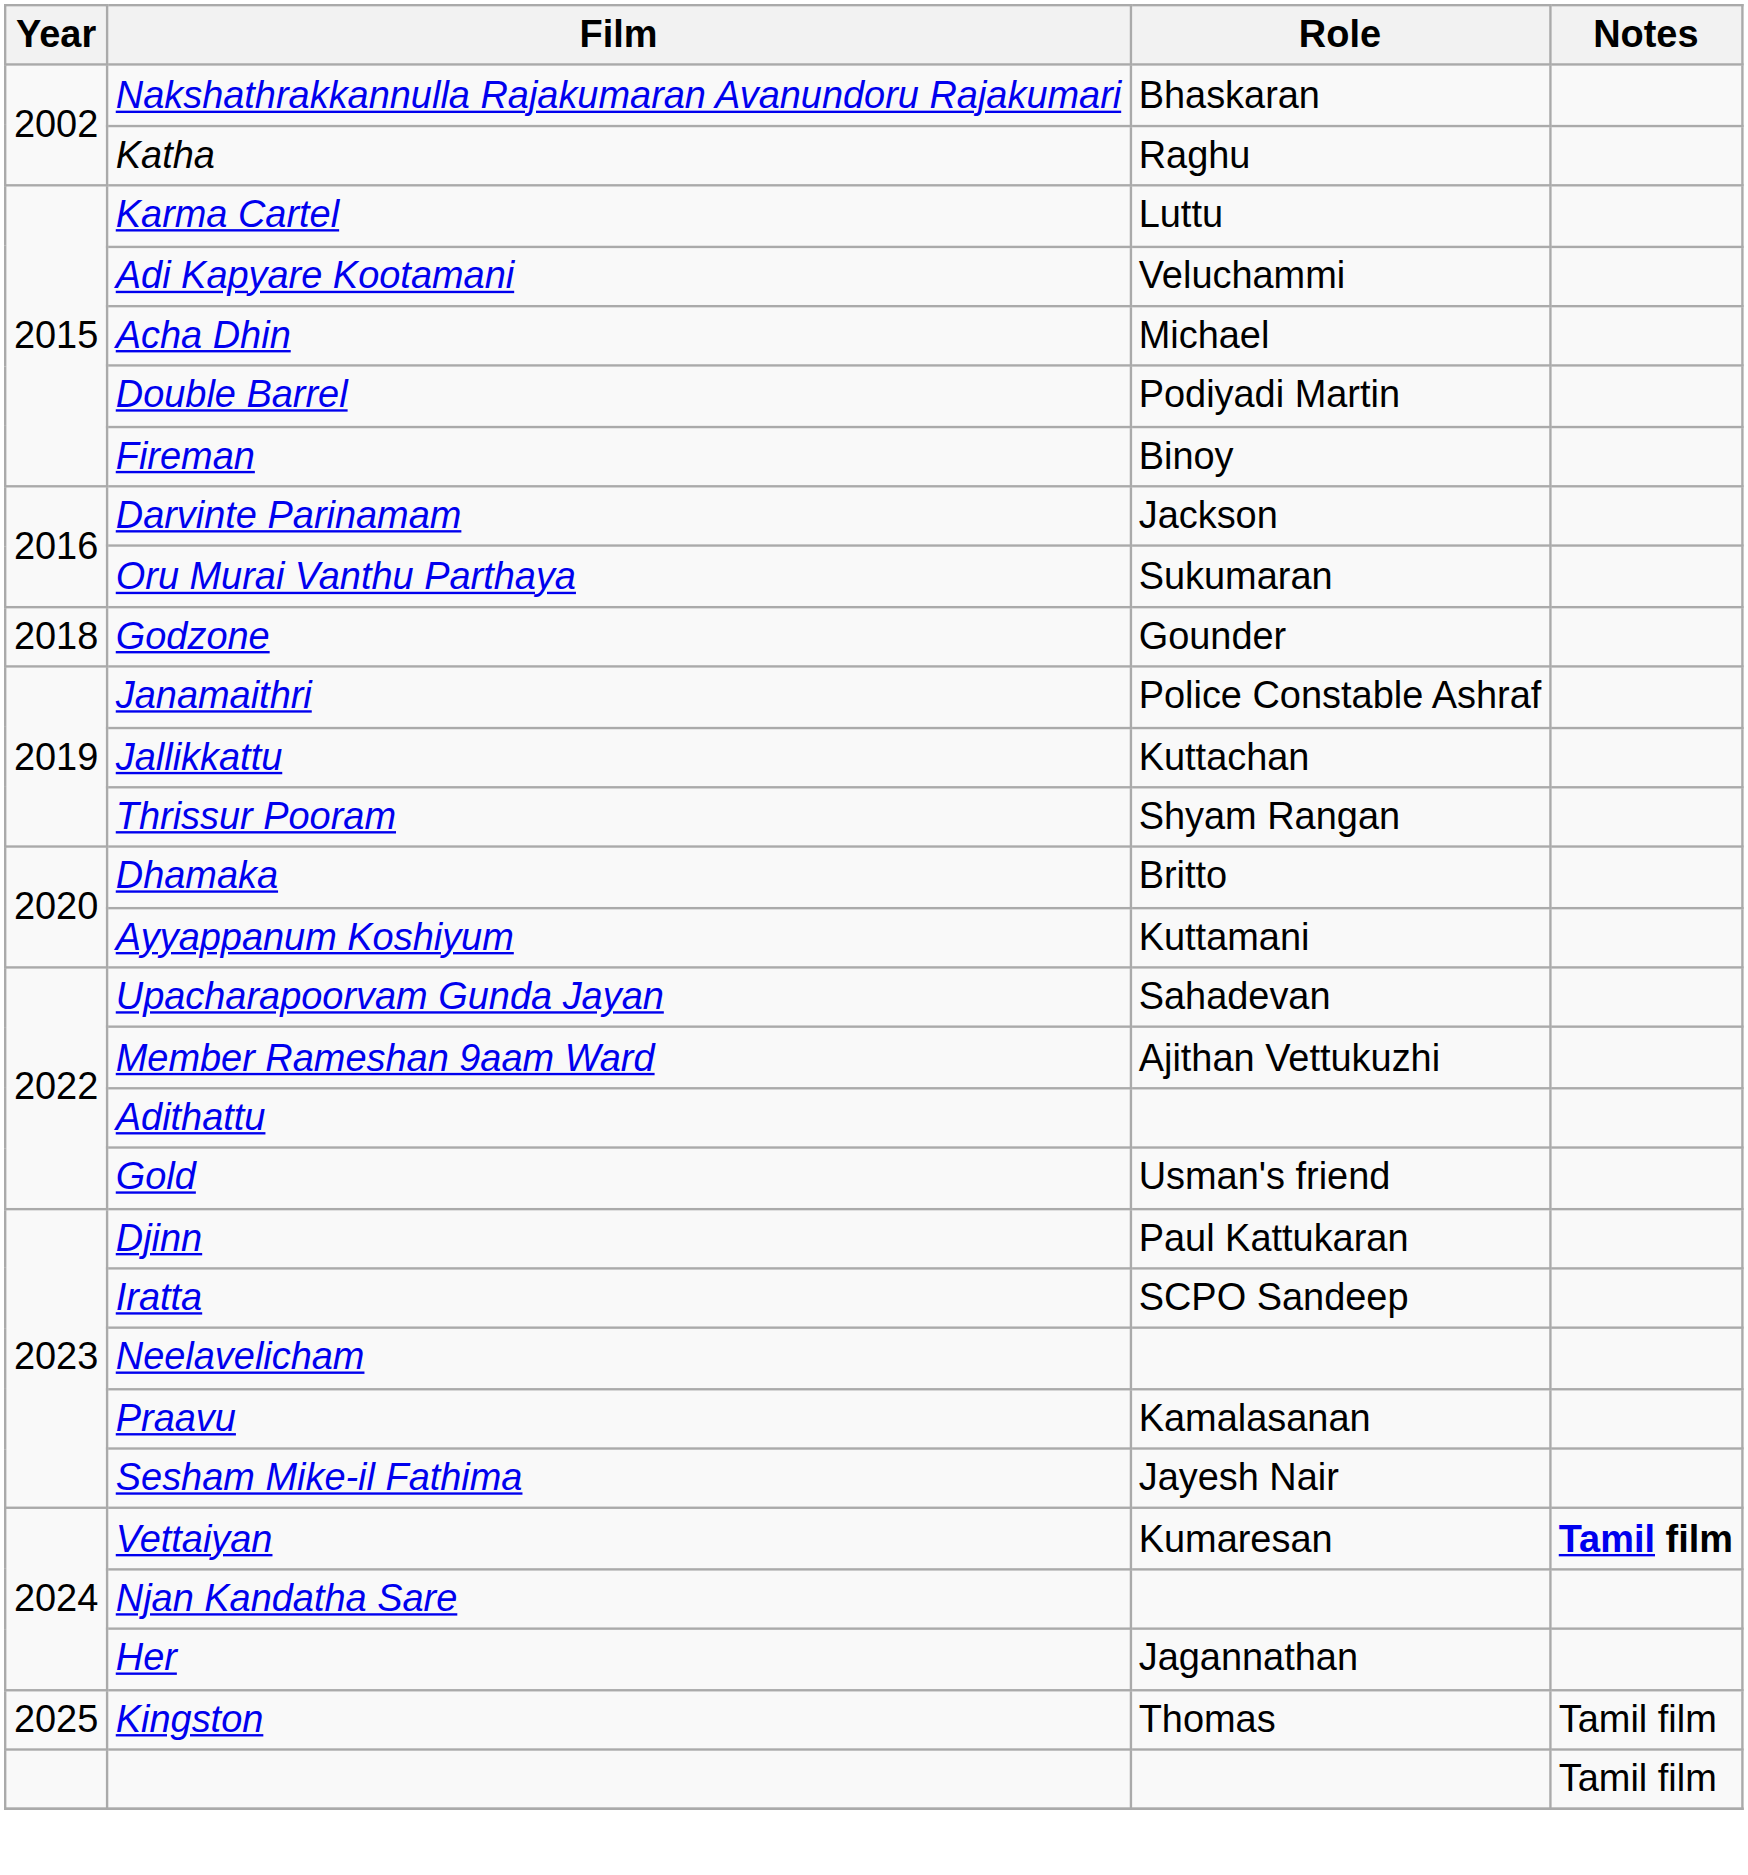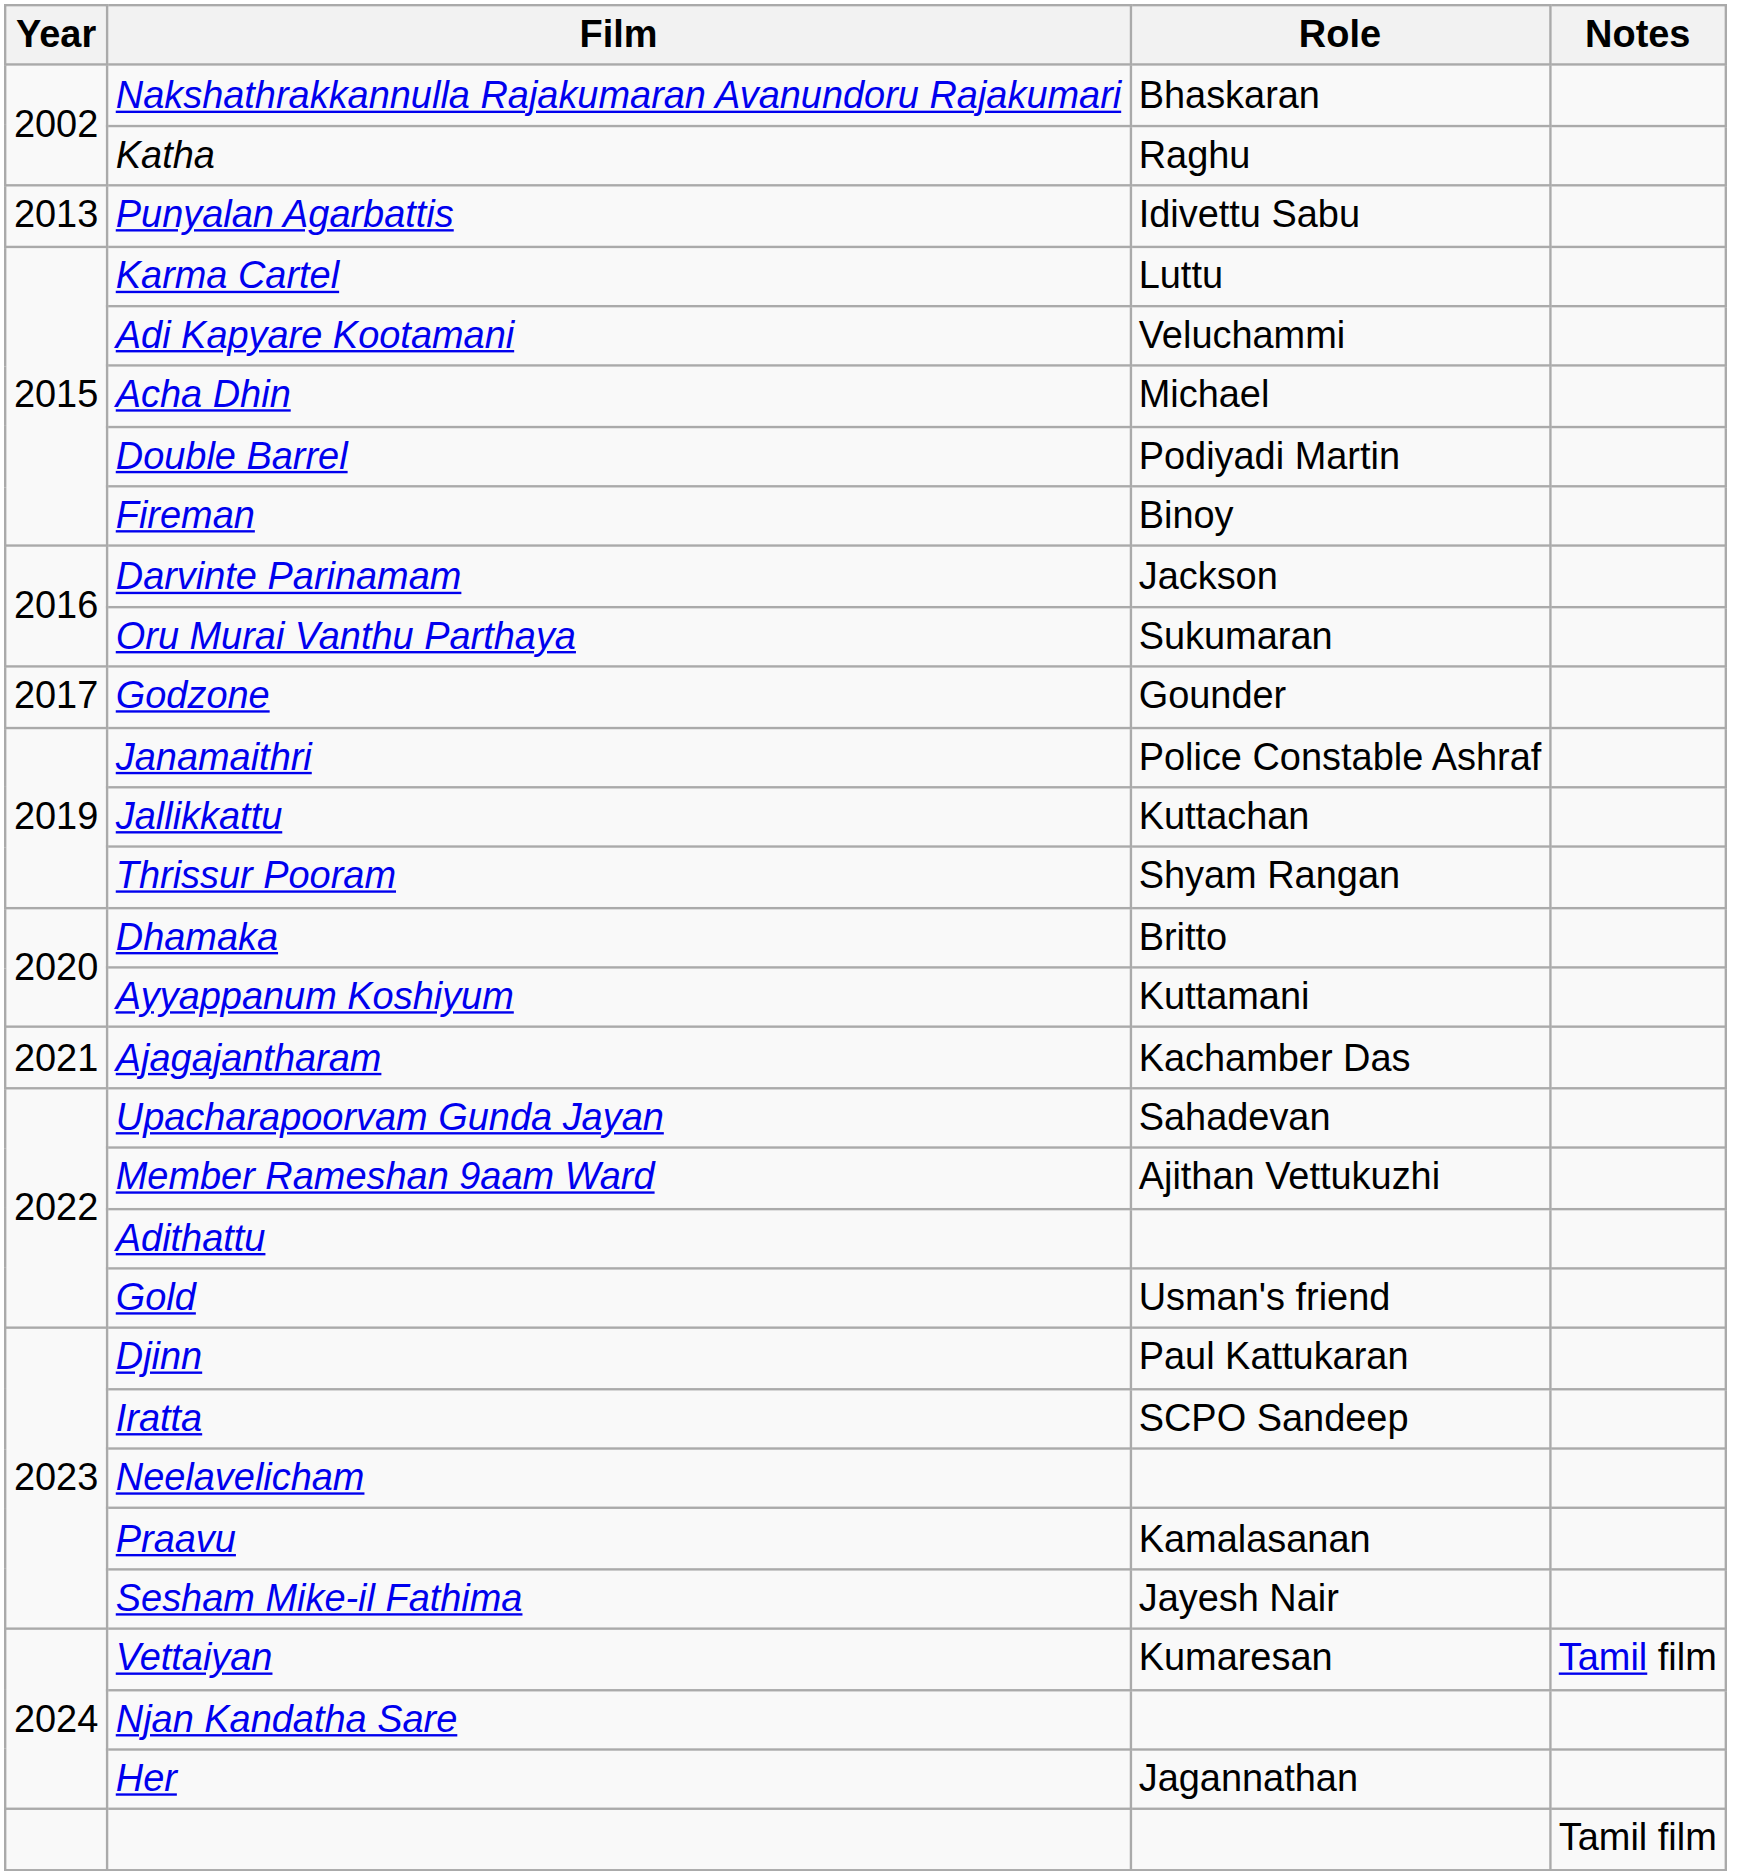+ row: (285, 214)
(56, 635) 2018 -> (56, 696) 2017
+ row: (249, 1056)
(1646, 1538) bold -> (1638, 1658) normal
- row: (190, 1718)
